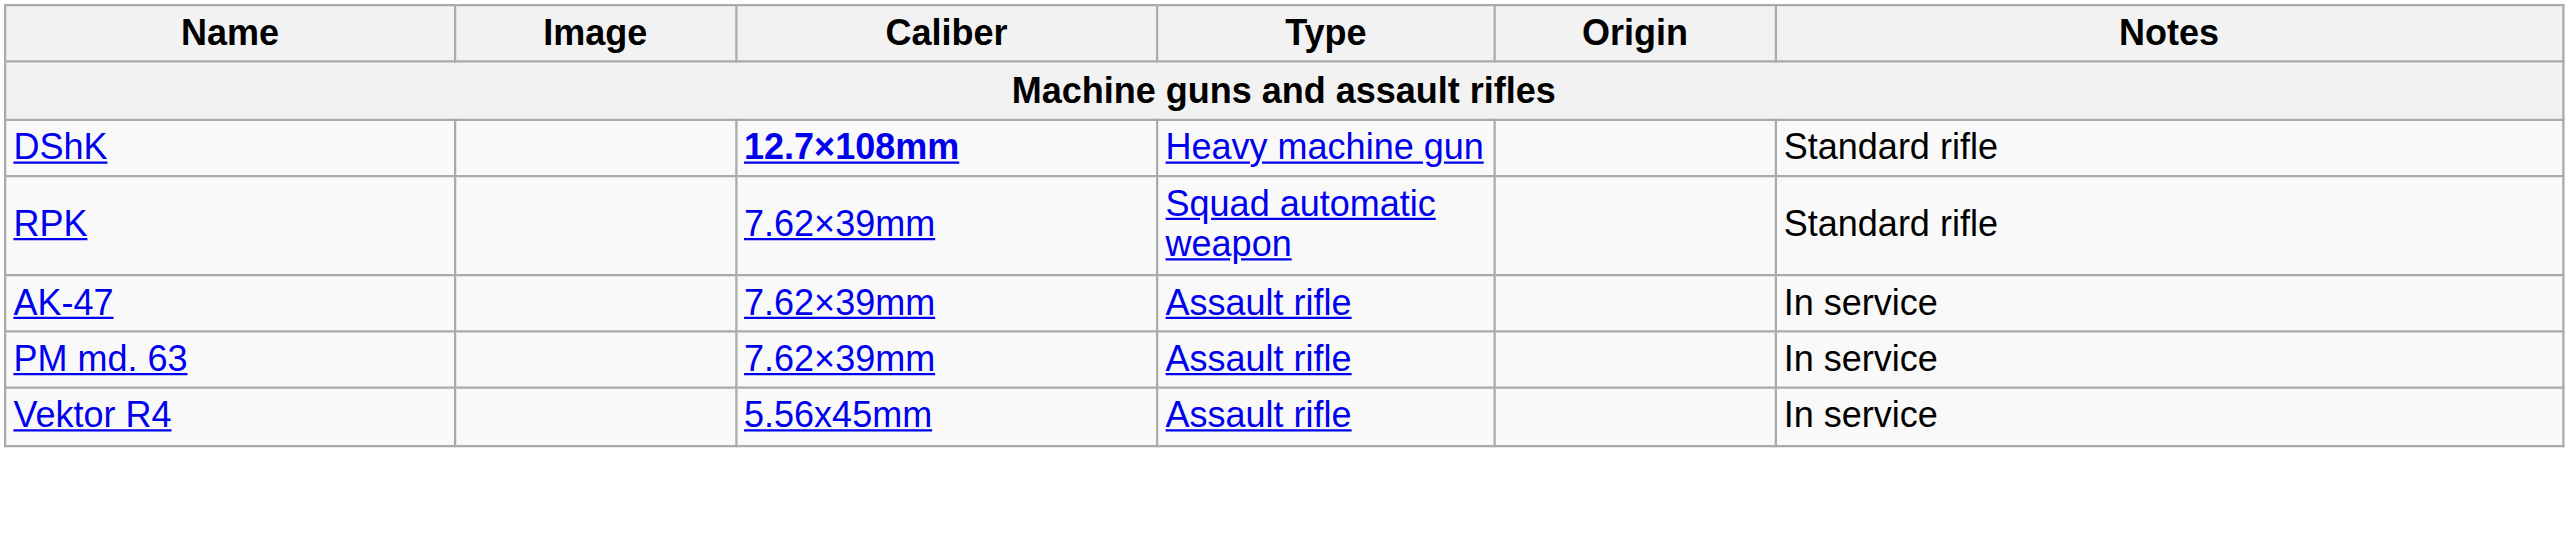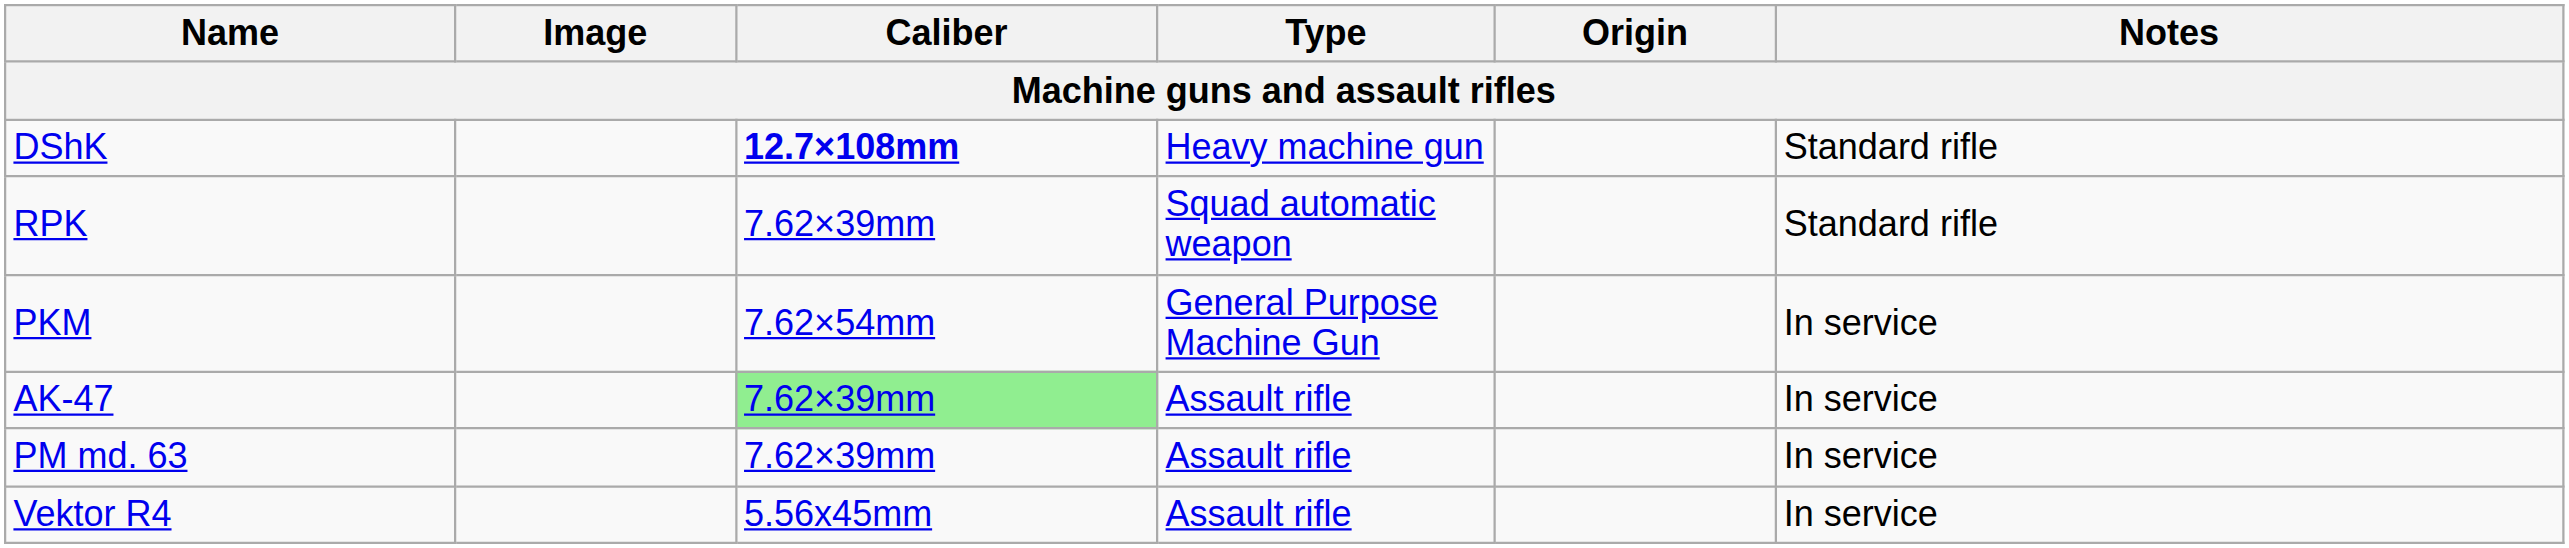+ row: (52, 322)
(840, 301) no background -> (840, 399) lightgreen background
